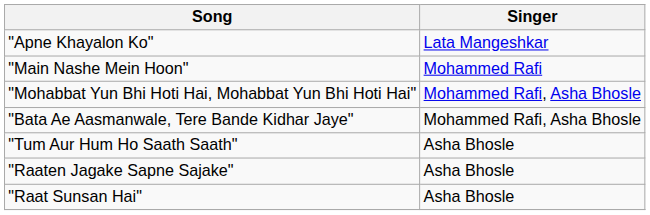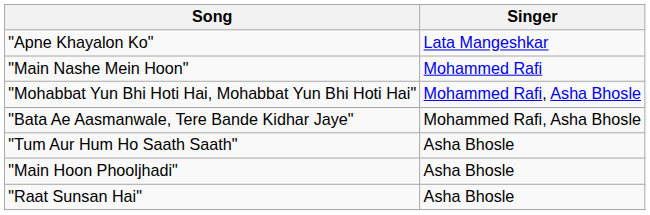- row: (121, 171)
+ row: (93, 171)
